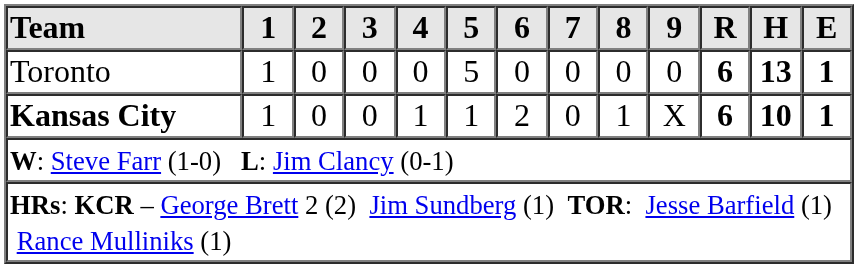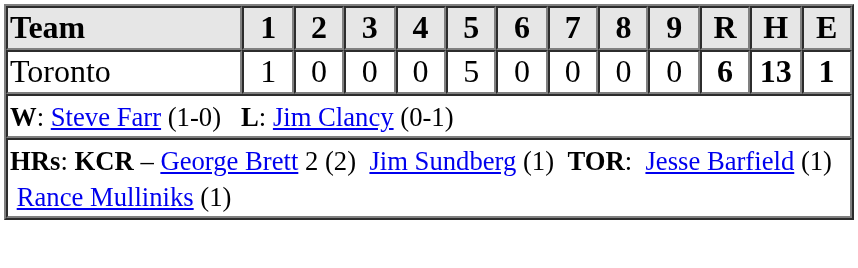- row: (93, 115)
